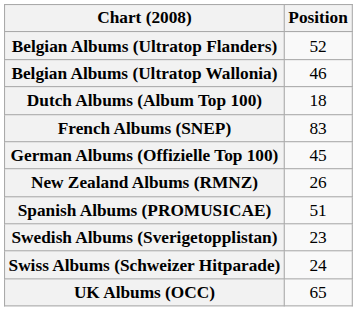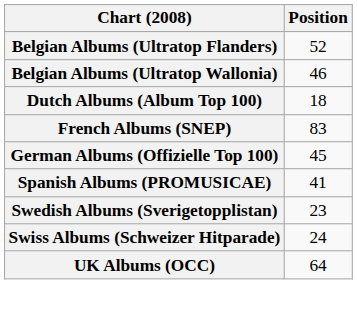- row: (144, 182)
(318, 210) 51 -> (318, 182) 41
(318, 292) 65 -> (318, 264) 64
